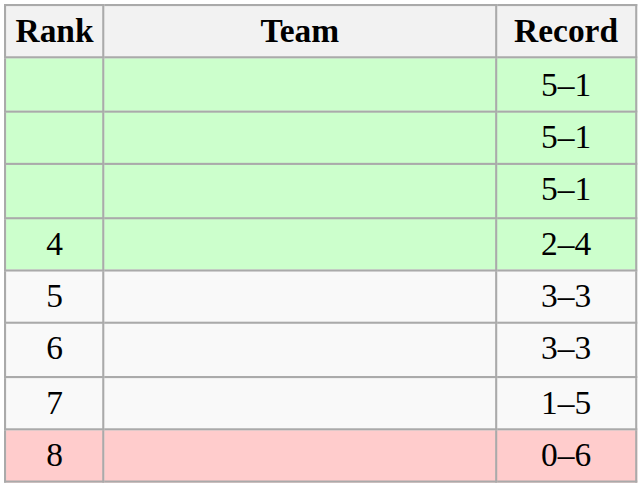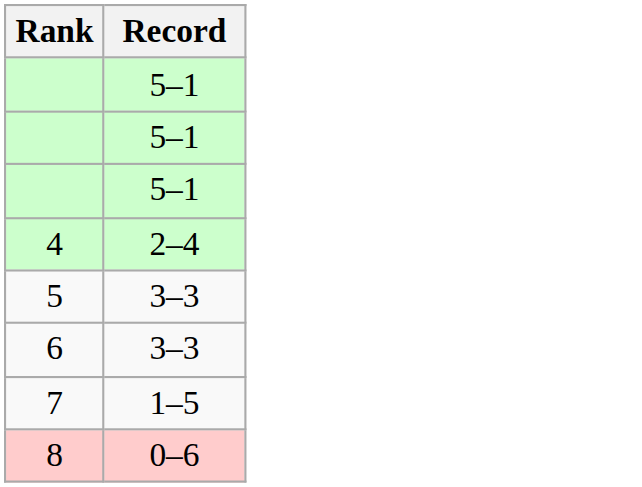- column: (300, 31)
